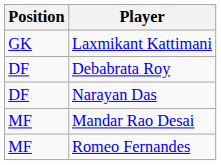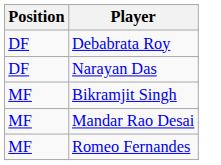- row: (142, 43)
+ row: (124, 95)
